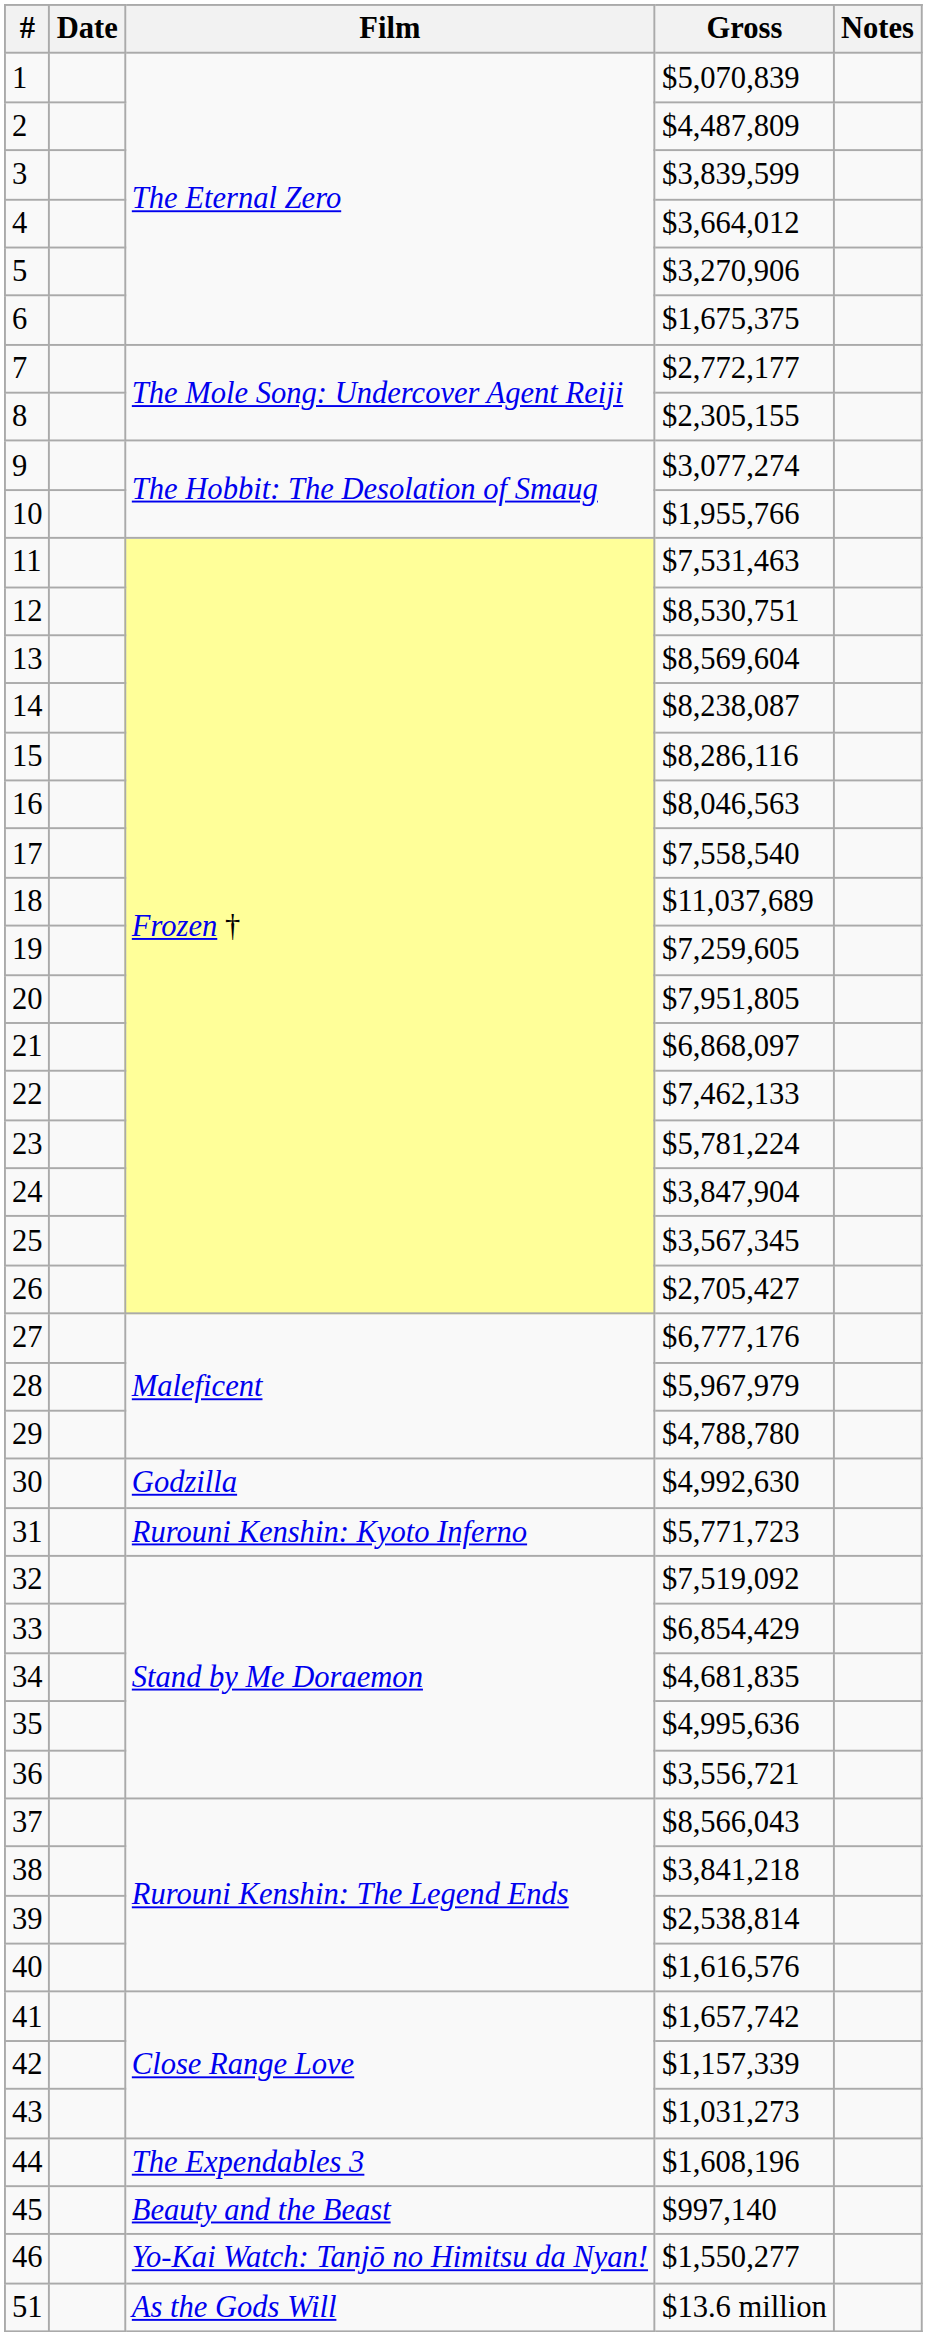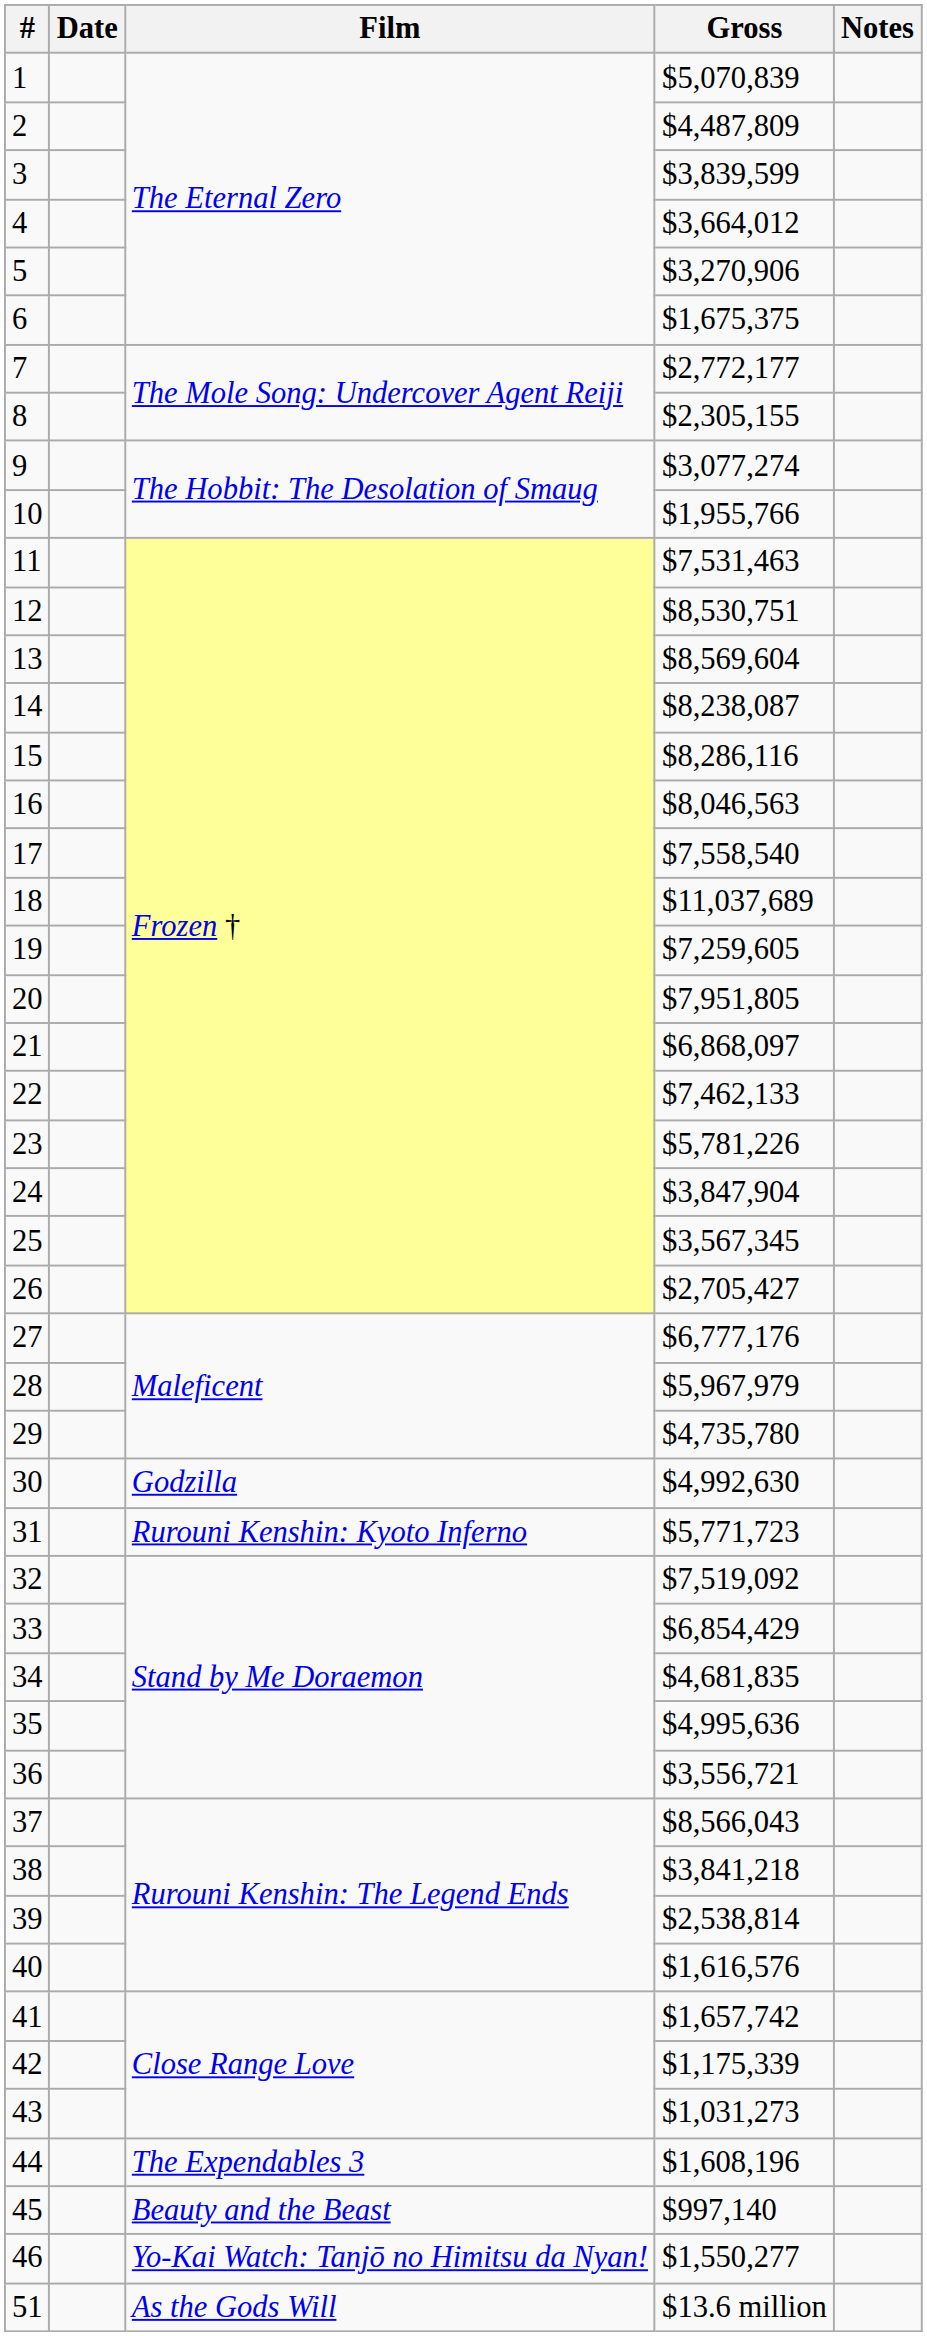(731, 1143) $5,781,224 -> (731, 1143) $5,781,226
(731, 1434) $4,788,780 -> (731, 1434) $4,735,780
(731, 2064) $1,157,339 -> (731, 2064) $1,175,339
